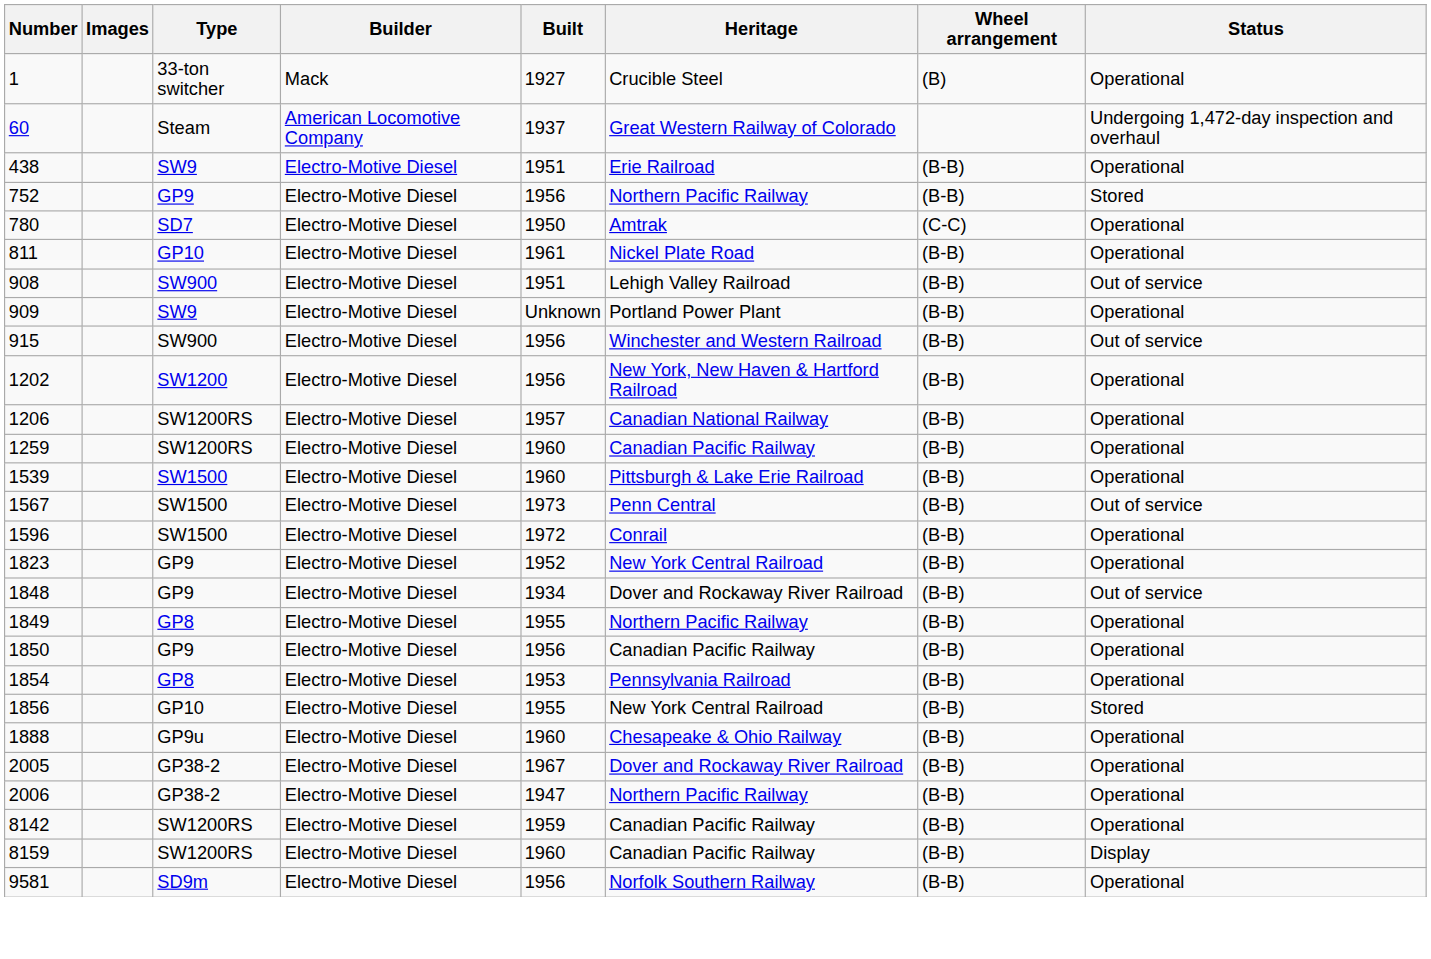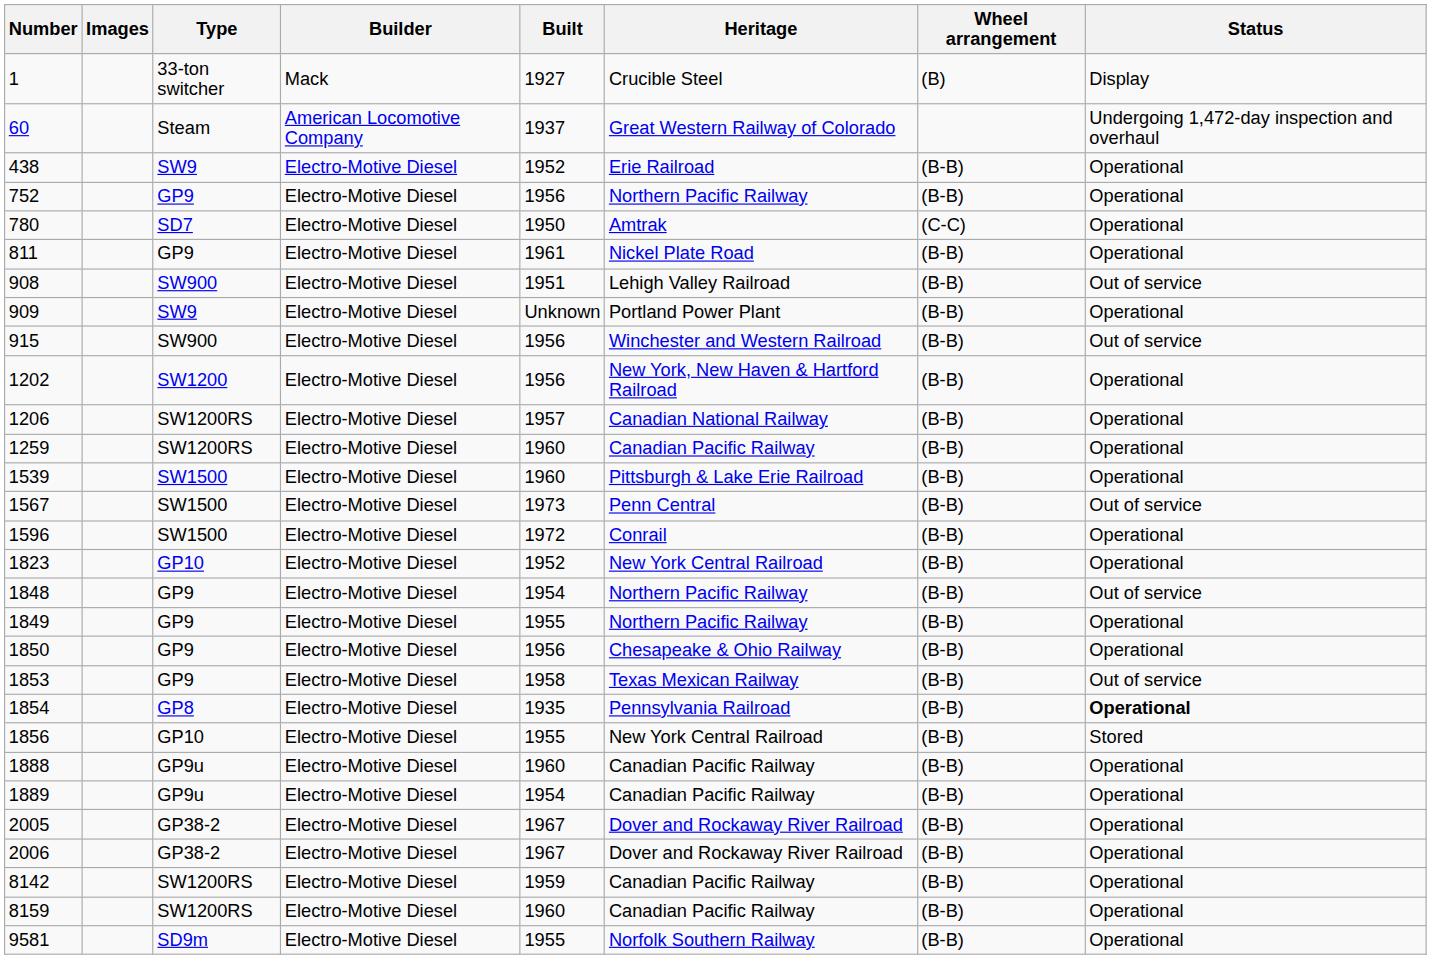(1137, 78) Operational -> (1119, 78) Display
(545, 167) 1951 -> (545, 167) 1952
(1117, 196) Stored -> (1136, 196) Operational
(181, 254) GP10 -> (176, 254) GP9
(176, 563) GP9 -> (181, 563) GP10
(545, 592) 1934 -> (545, 592) 1954
(756, 592) Dover and Rockaway River Railroad -> (708, 592) Northern Pacific Railway
(176, 621) GP8 -> (176, 621) GP9
(712, 650) Canadian Pacific Railway -> (725, 650) Chesapeake & Ohio Railway
+ row: (29, 679)
(545, 679) 1953 -> (545, 708) 1935
(1137, 679) normal -> (1140, 708) bold
(725, 737) Chesapeake & Ohio Railway -> (712, 766) Canadian Pacific Railway
+ row: (29, 795)
(545, 795) 1947 -> (545, 853) 1967
(709, 795) Northern Pacific Railway -> (756, 853) Dover and Rockaway River Railroad
(1120, 853) Display -> (1136, 911) Operational
(545, 882) 1956 -> (545, 939) 1955
